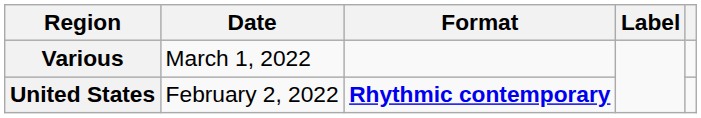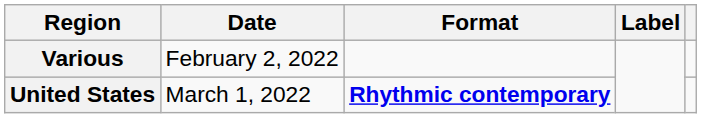(238, 58) March 1, 2022 -> (252, 58) February 2, 2022
(252, 94) February 2, 2022 -> (238, 94) March 1, 2022
